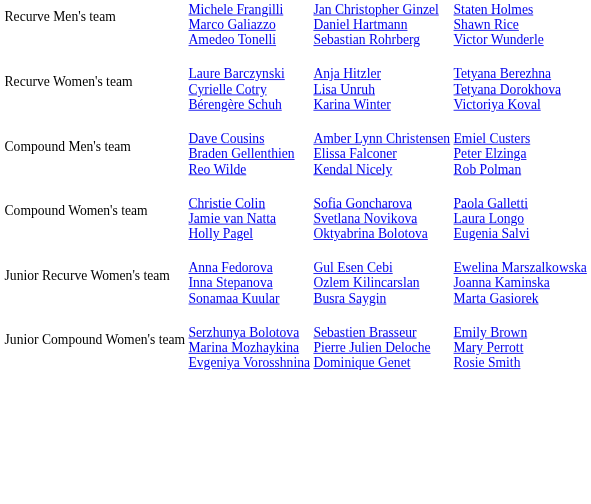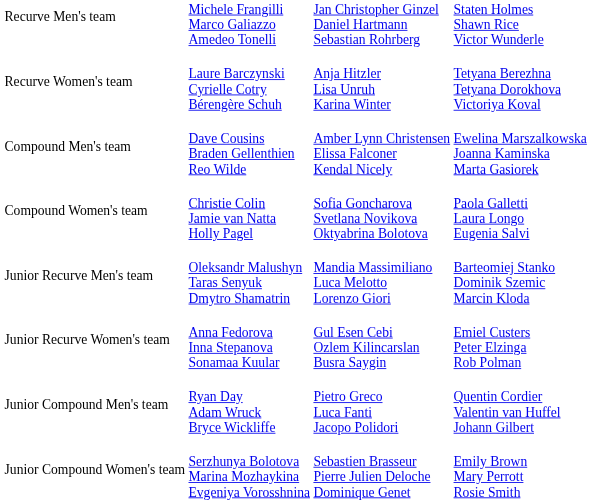(492, 154) Emiel Custers Peter Elzinga Rob Polman -> (520, 154) Ewelina Marszalkowska Joanna Kaminska Marta Gasiorek
+ row: (79, 275)
(520, 283) Ewelina Marszalkowska Joanna Kaminska Marta Gasiorek -> (492, 347) Emiel Custers Peter Elzinga Rob Polman
+ row: (86, 404)
